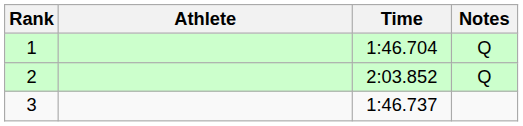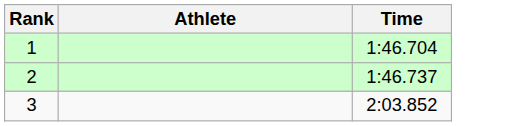- column: (484, 18)
(402, 76) 2:03.852 -> (402, 76) 1:46.737
(402, 105) 1:46.737 -> (402, 105) 2:03.852
